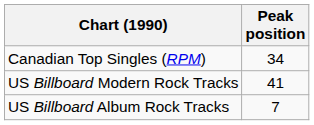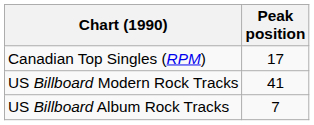(275, 58) 34 -> (275, 58) 17
